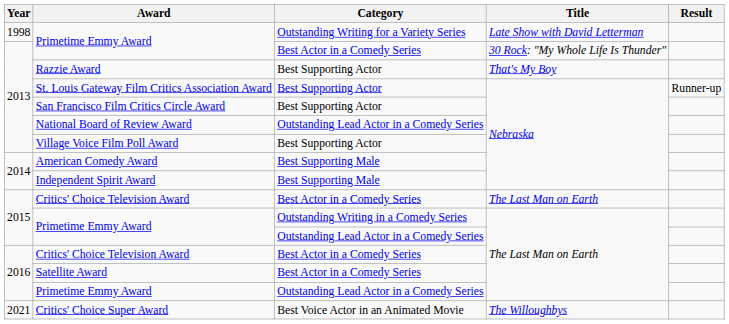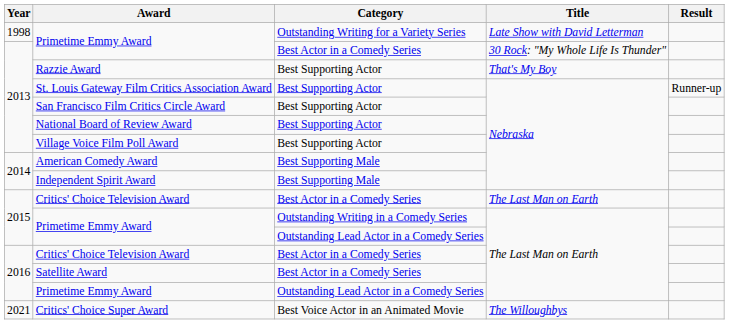(380, 124) Outstanding Lead Actor in a Comedy Series -> (330, 124) Best Supporting Actor
